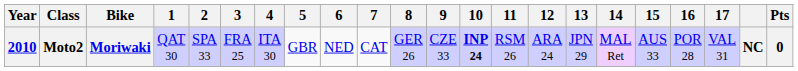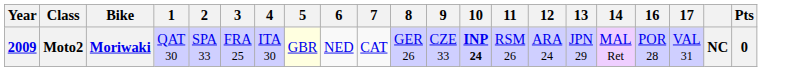- column: (653, 15)
(22, 46) 2010 -> (22, 46) 2009
(303, 46) no background -> (303, 46) lightyellow background
